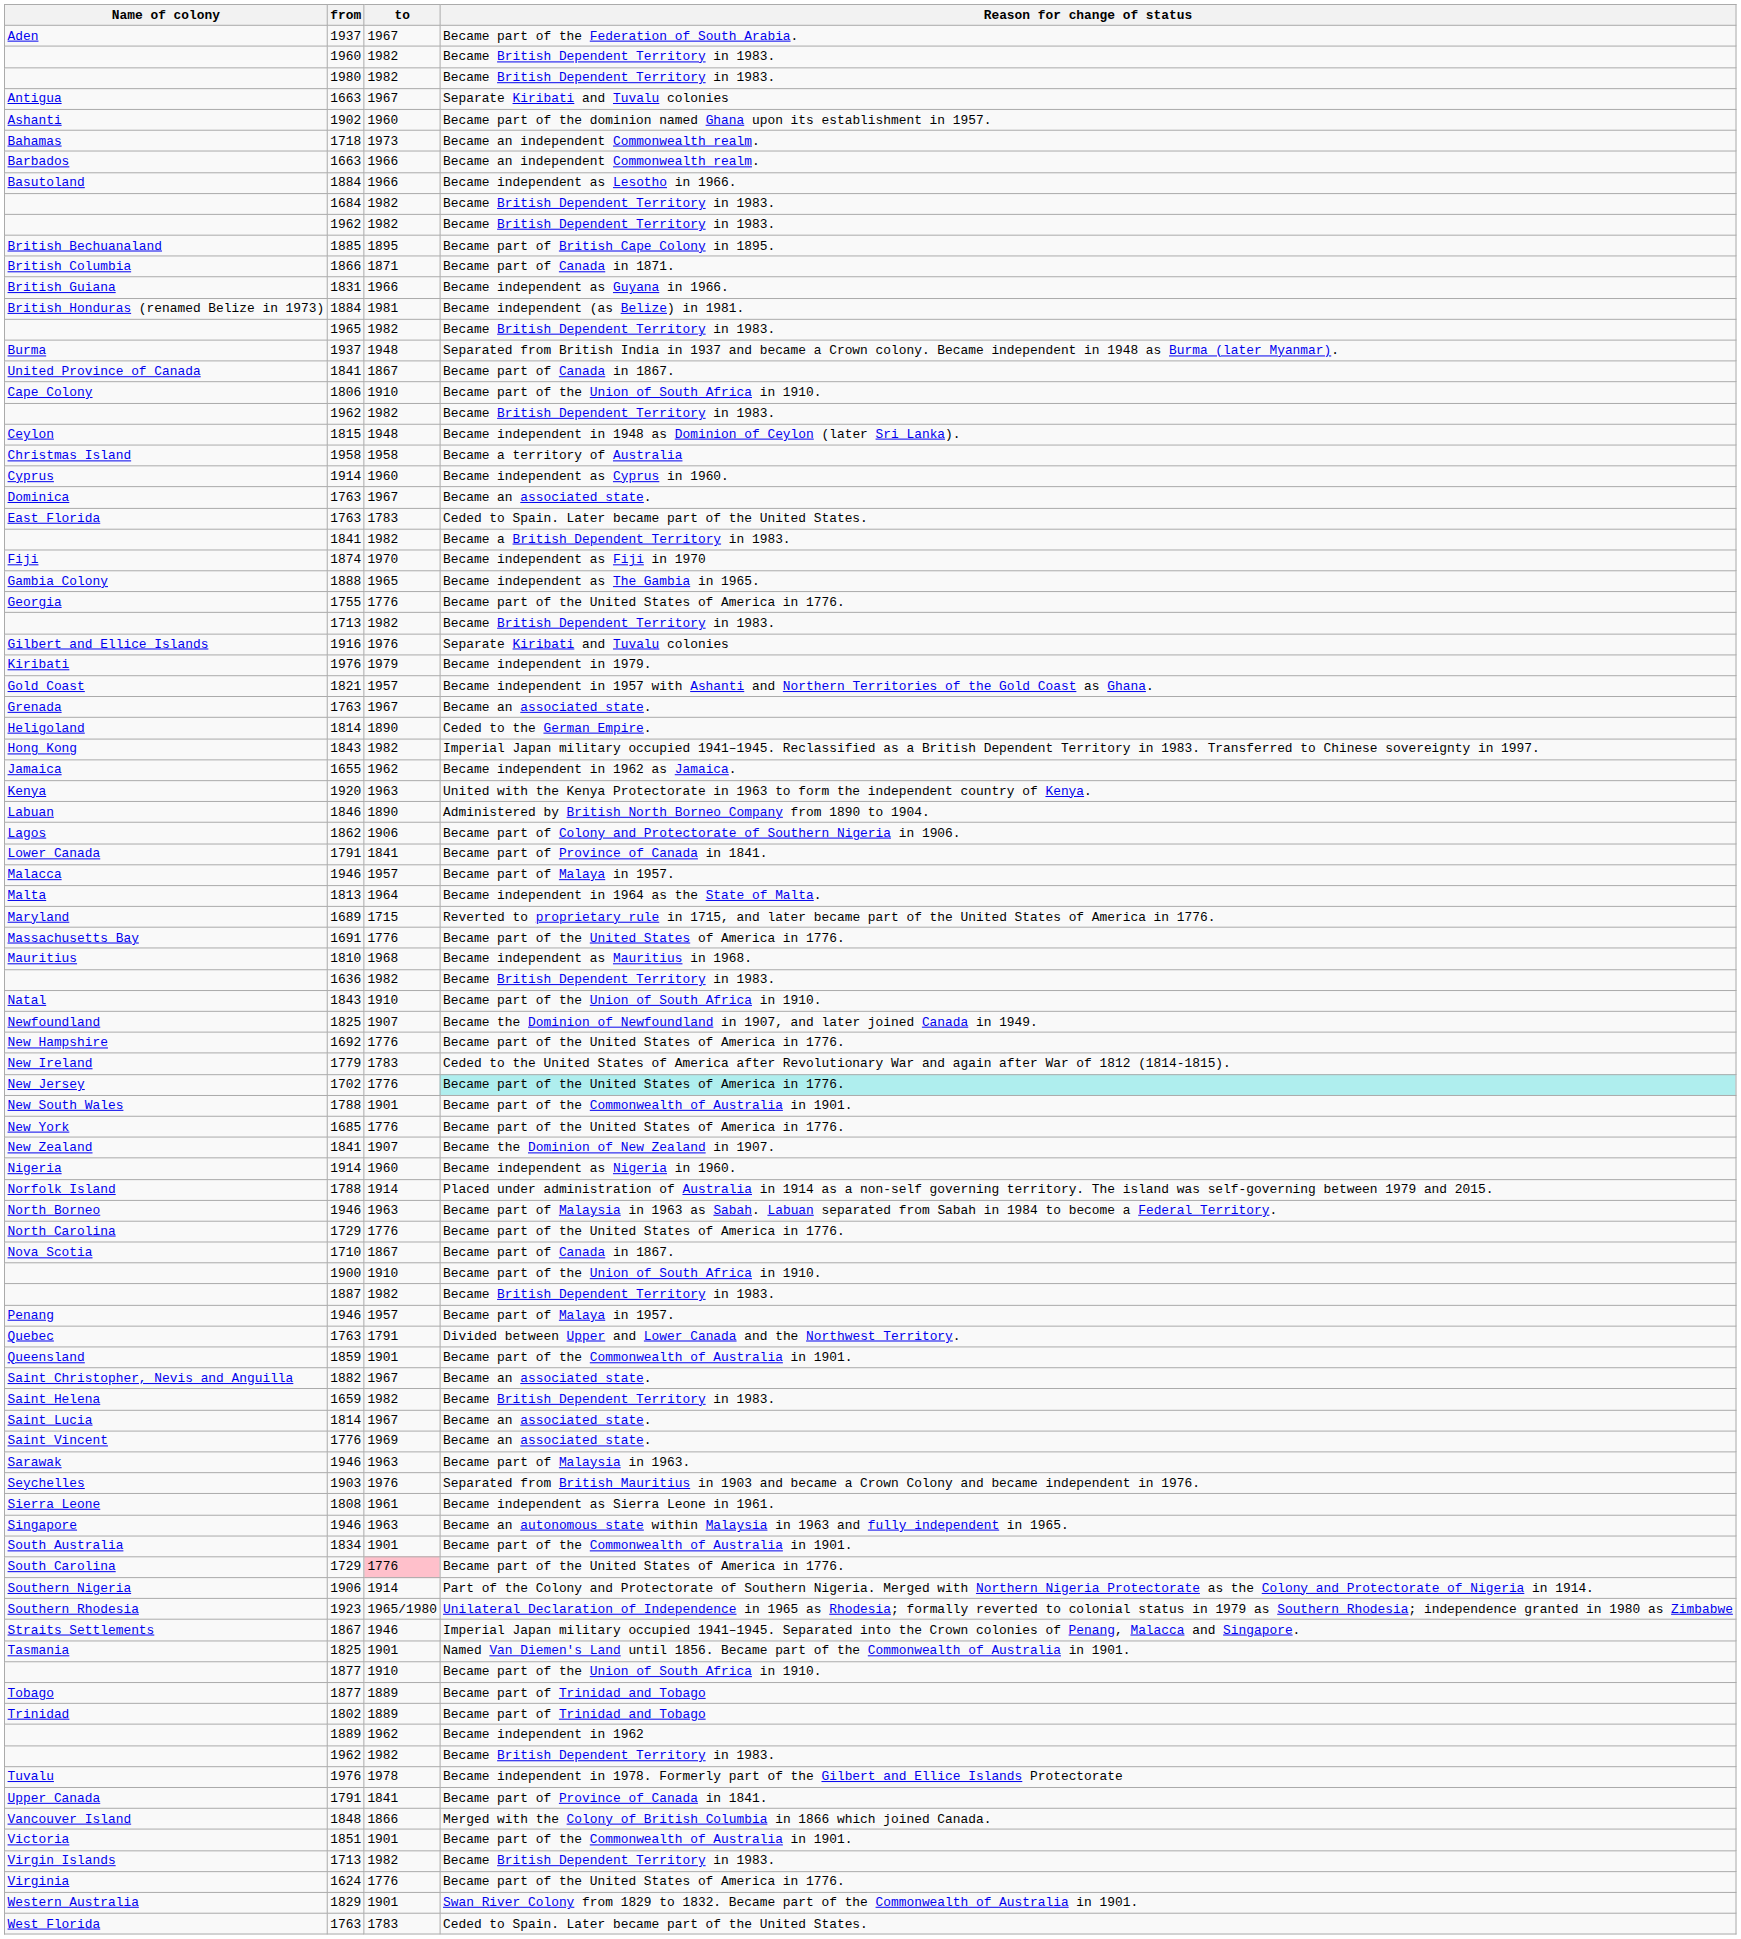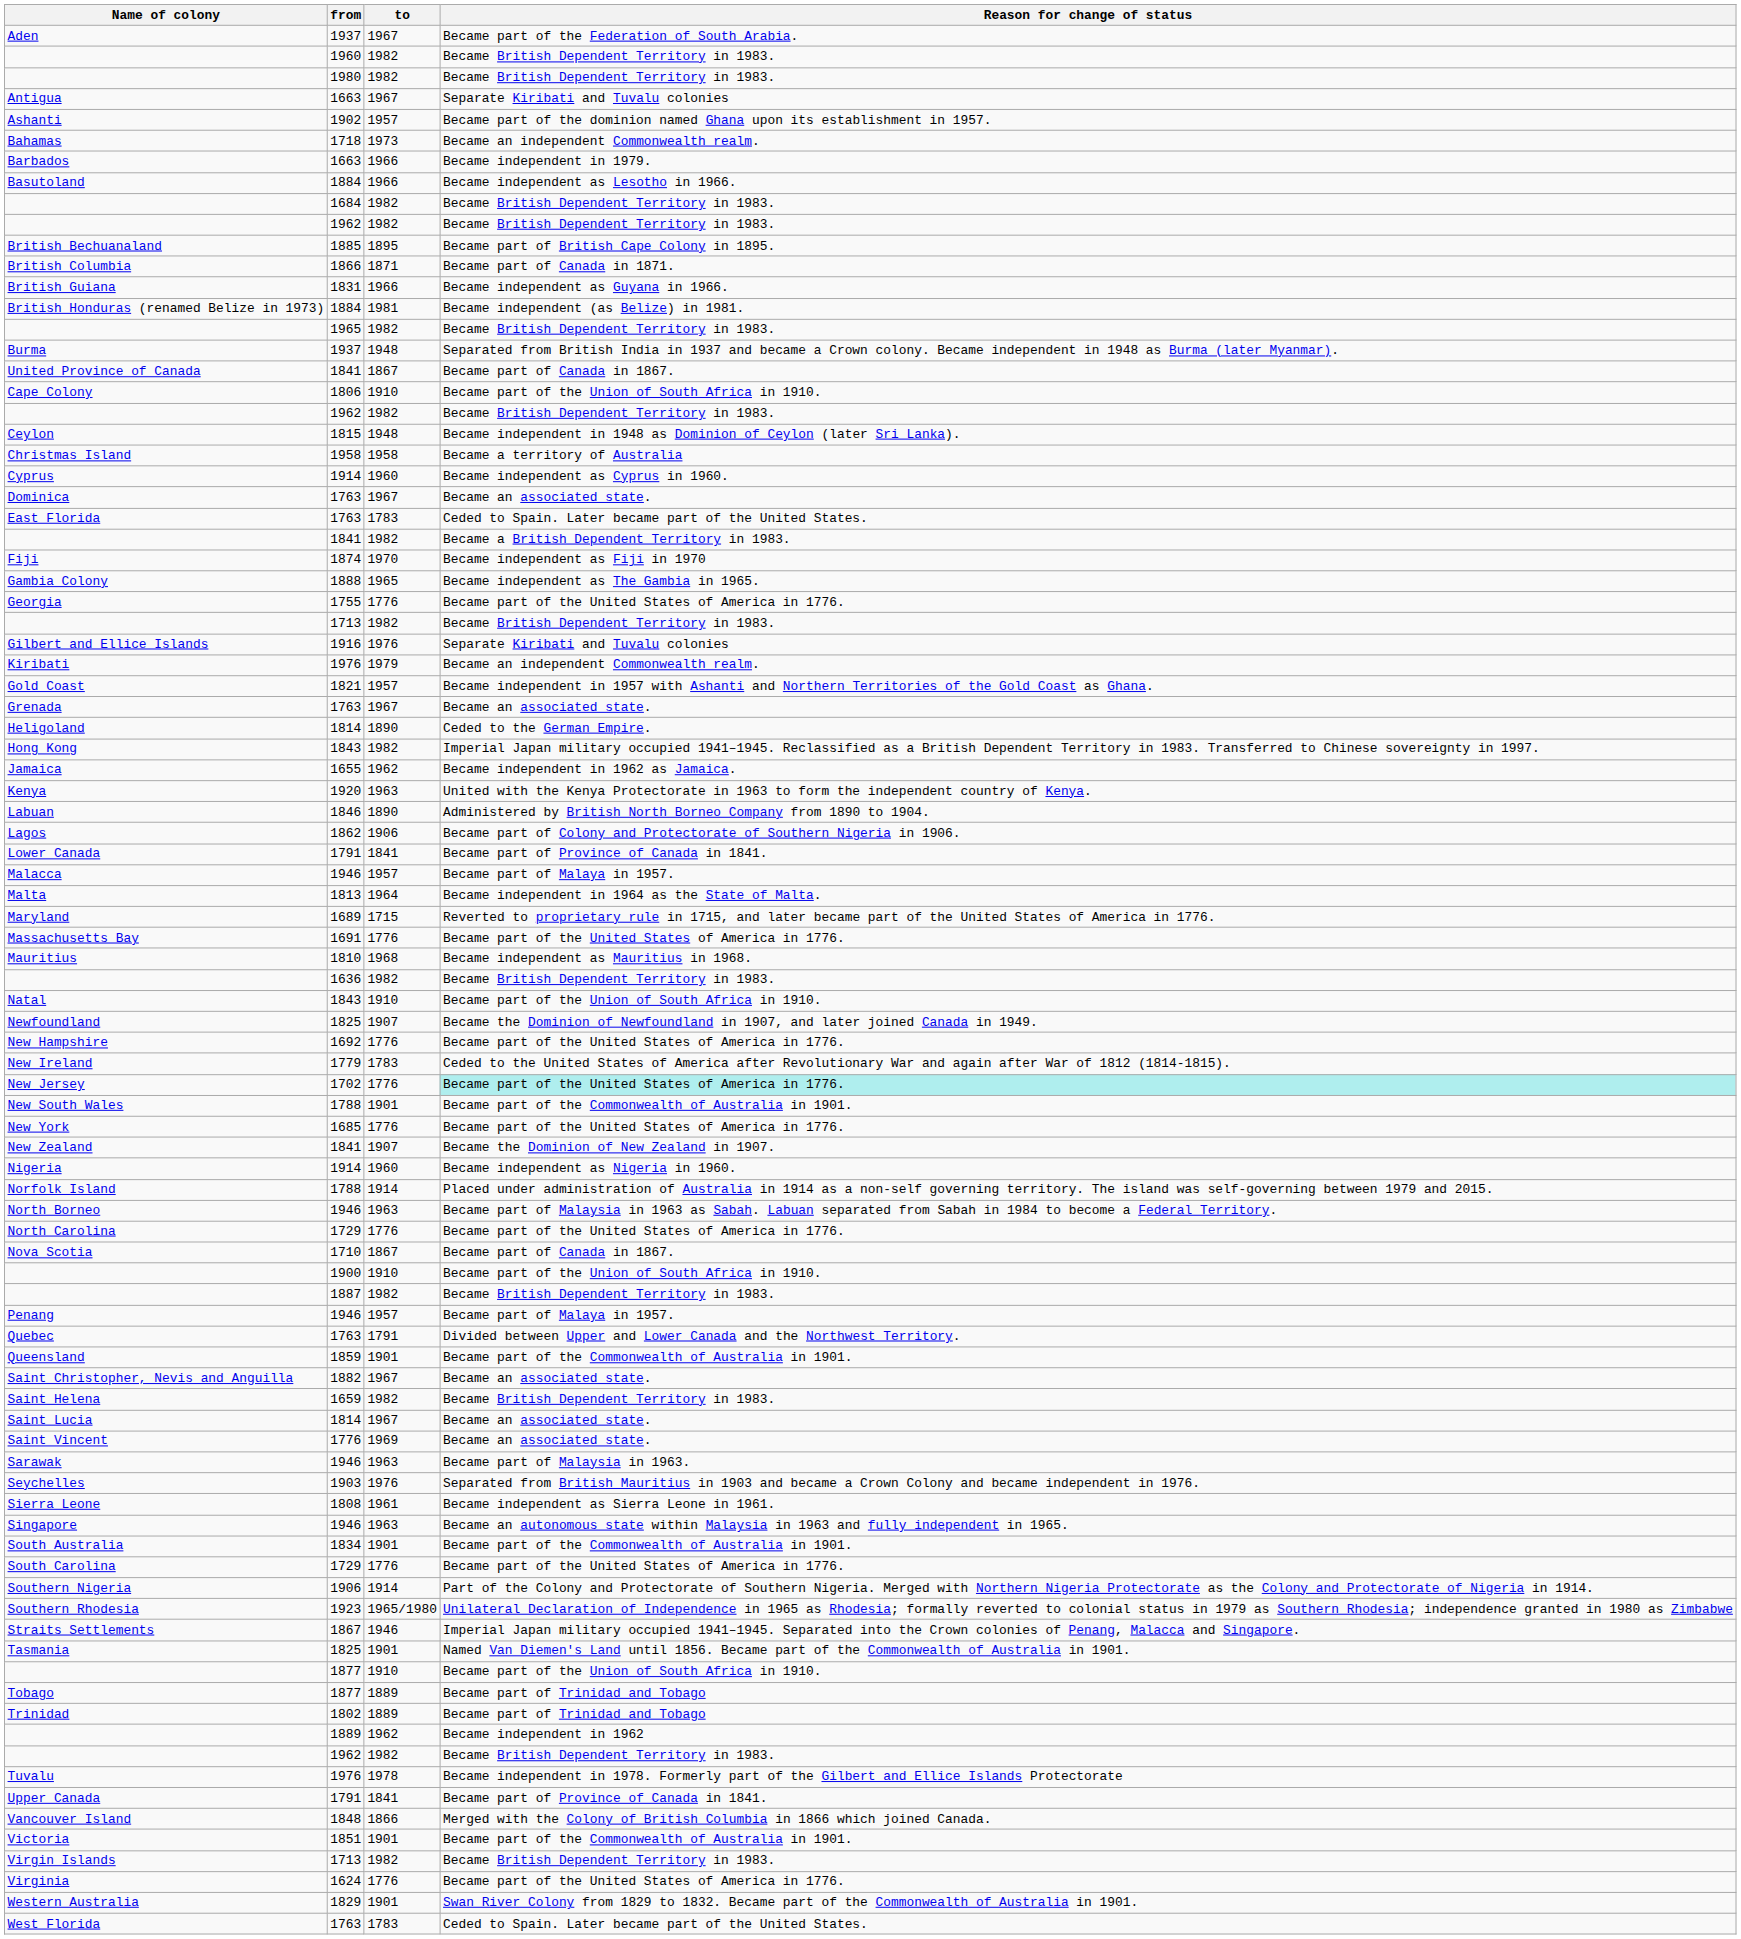(383, 120) 1960 -> (383, 120) 1957
(601, 162) Became an independent Commonwealth realm. -> (547, 162) Became independent in 1979.
(547, 665) Became independent in 1979. -> (601, 665) Became an independent Commonwealth realm.
(383, 1567) pink background -> (383, 1567) no background
